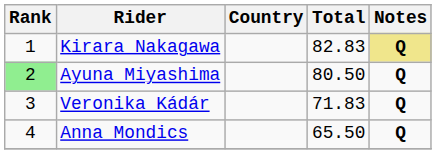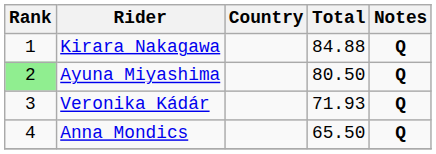(339, 48) 82.83 -> (339, 48) 84.88
(401, 48) khaki background -> (401, 48) no background
(339, 106) 71.83 -> (339, 106) 71.93
